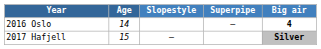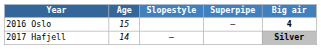(124, 25) 14 -> (124, 25) 15
(124, 38) 15 -> (124, 38) 14
